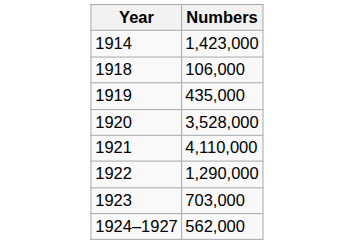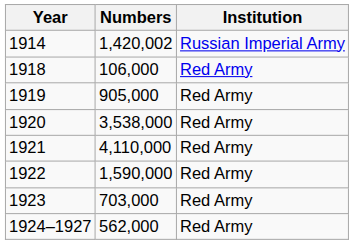+ column: (262, 17)
(222, 43) 1,423,000 -> (136, 43) 1,420,002
(215, 95) 435,000 -> (129, 95) 905,000
(222, 122) 3,528,000 -> (136, 122) 3,538,000
(222, 174) 1,290,000 -> (136, 174) 1,590,000
